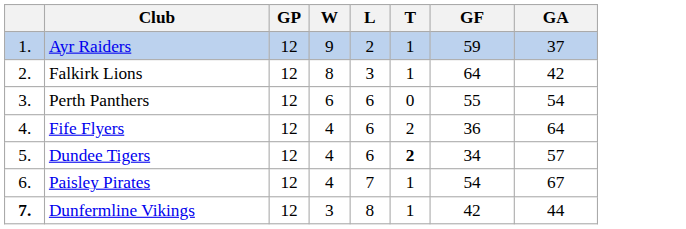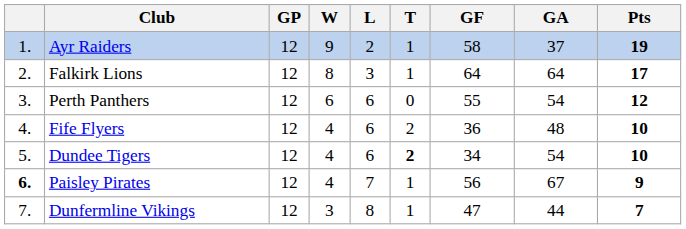+ column: (639, 18)
(472, 45) 59 -> (472, 45) 58
(556, 73) 42 -> (556, 73) 64
(556, 127) 64 -> (556, 127) 48
(556, 155) 57 -> (556, 155) 54
(25, 182) normal -> (25, 182) bold
(472, 182) 54 -> (472, 182) 56
(25, 210) bold -> (25, 210) normal
(472, 210) 42 -> (472, 210) 47
